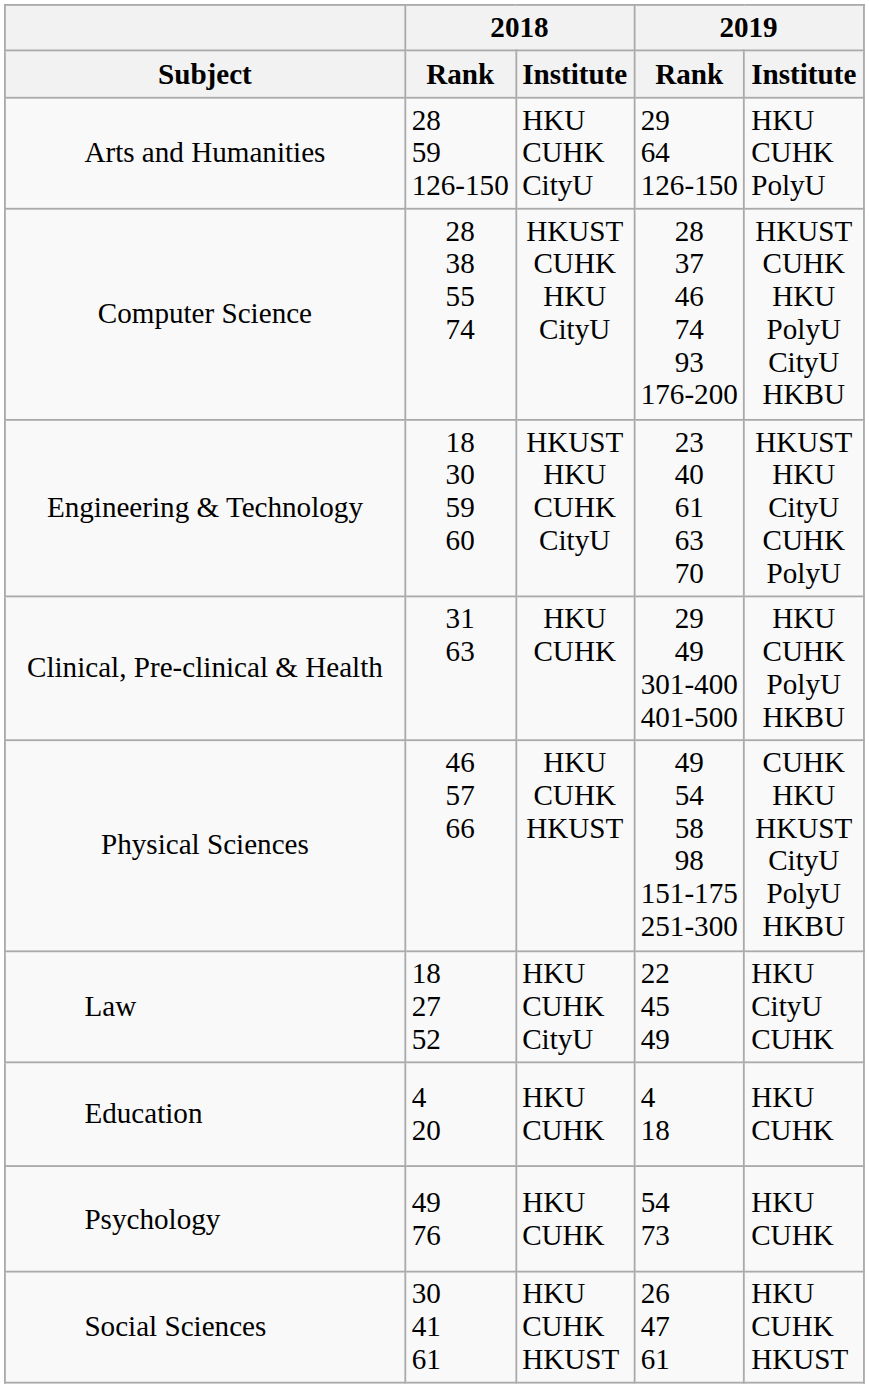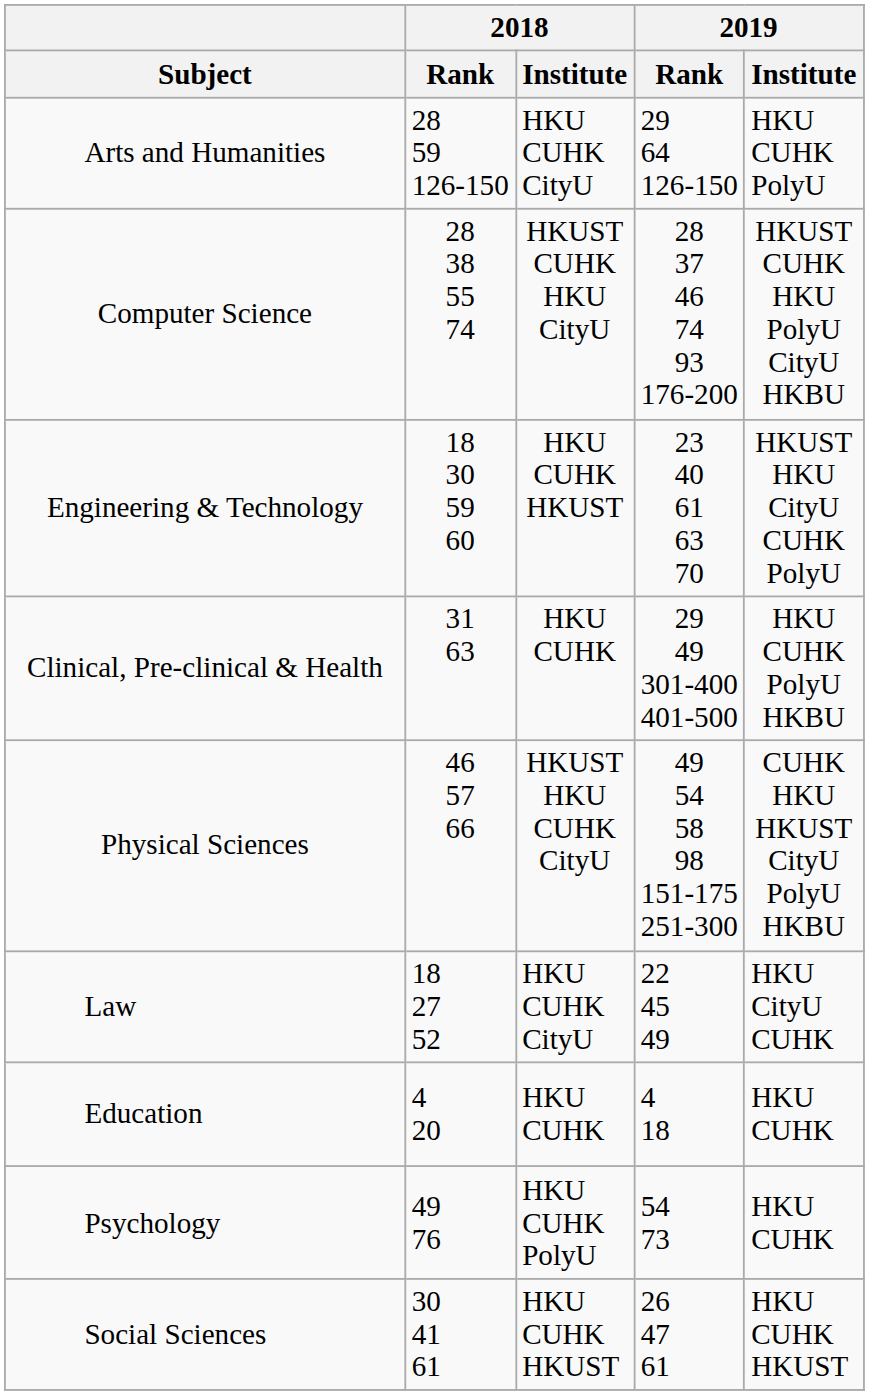(575, 490) HKUST HKU CUHK CityU -> (575, 474) HKU CUHK HKUST
(575, 796) HKU CUHK HKUST -> (575, 812) HKUST HKU CUHK CityU
(563, 1218) HKU CUHK -> (563, 1222) HKU CUHK PolyU
